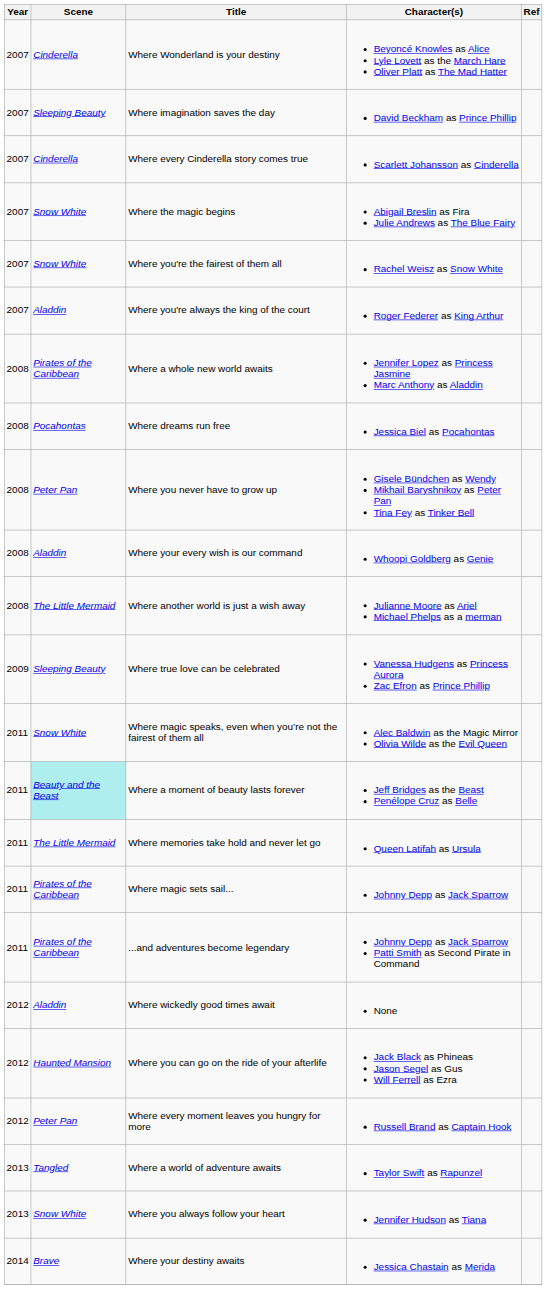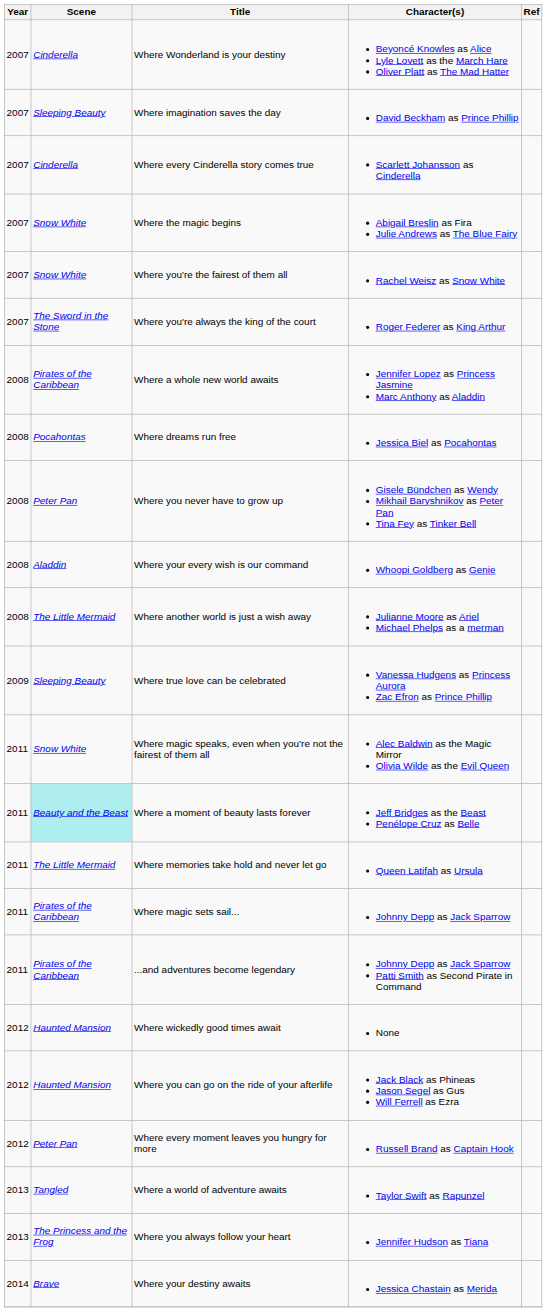(50, 310) Aladdin -> (71, 321) The Sword in the Stone
(50, 1005) Aladdin -> (72, 1027) Haunted Mansion
(60, 1214) Snow White -> (80, 1237) The Princess and the Frog
